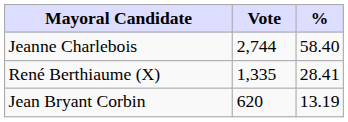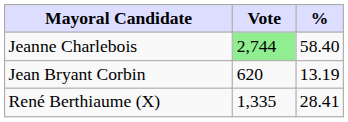(257, 46) no background -> (257, 46) lightgreen background
rows swapped: (84, 74) <-> (77, 102)
